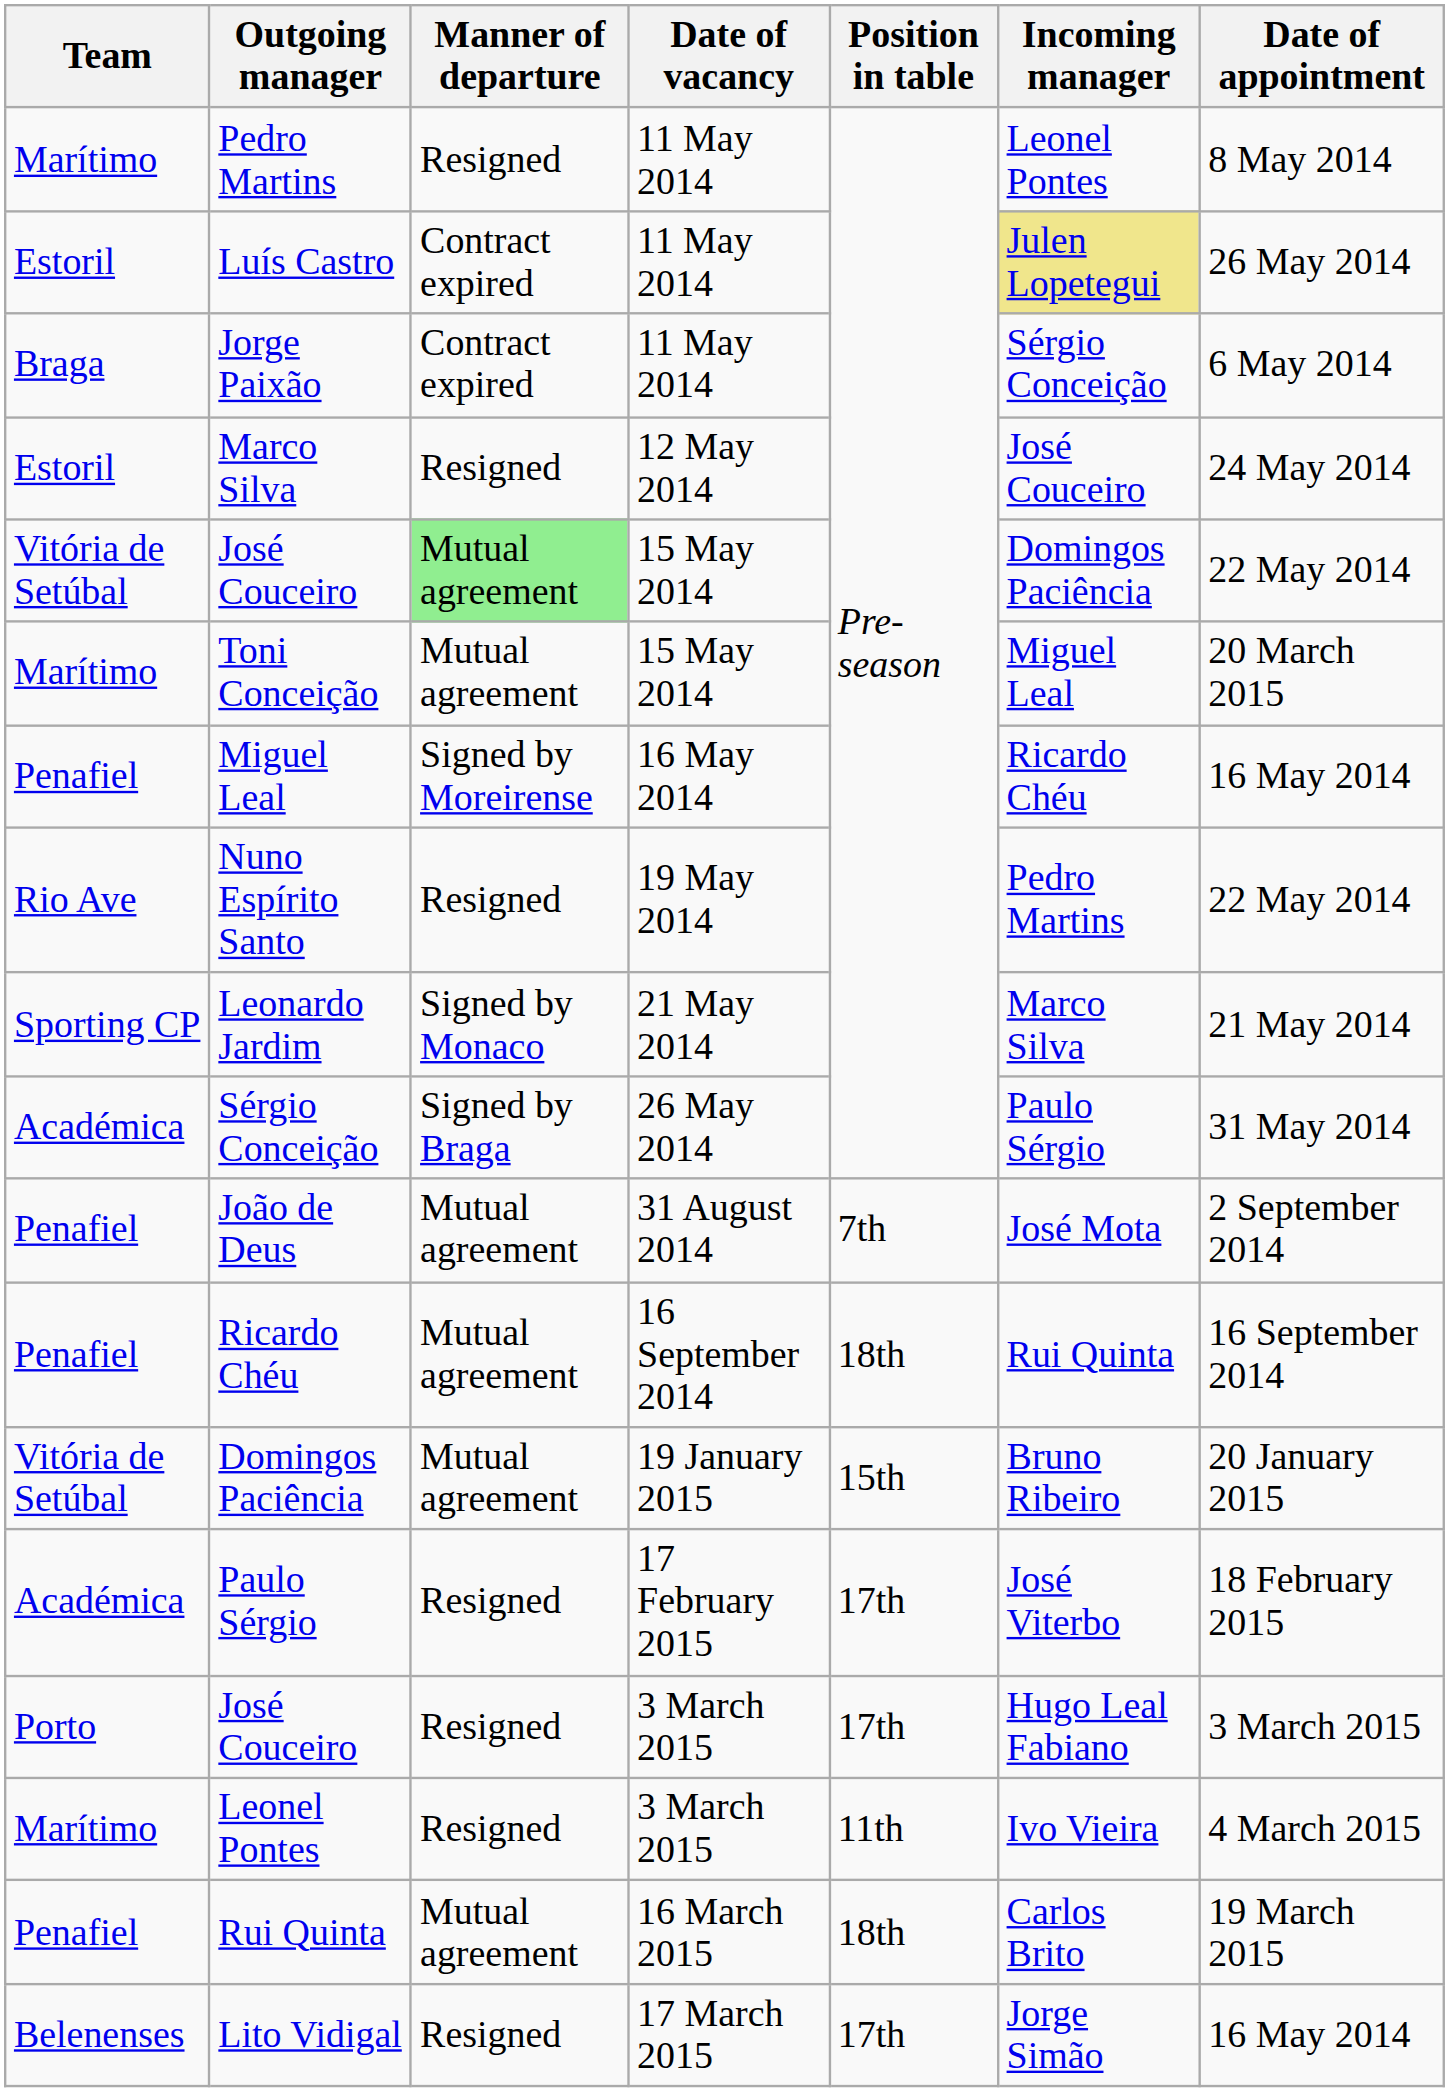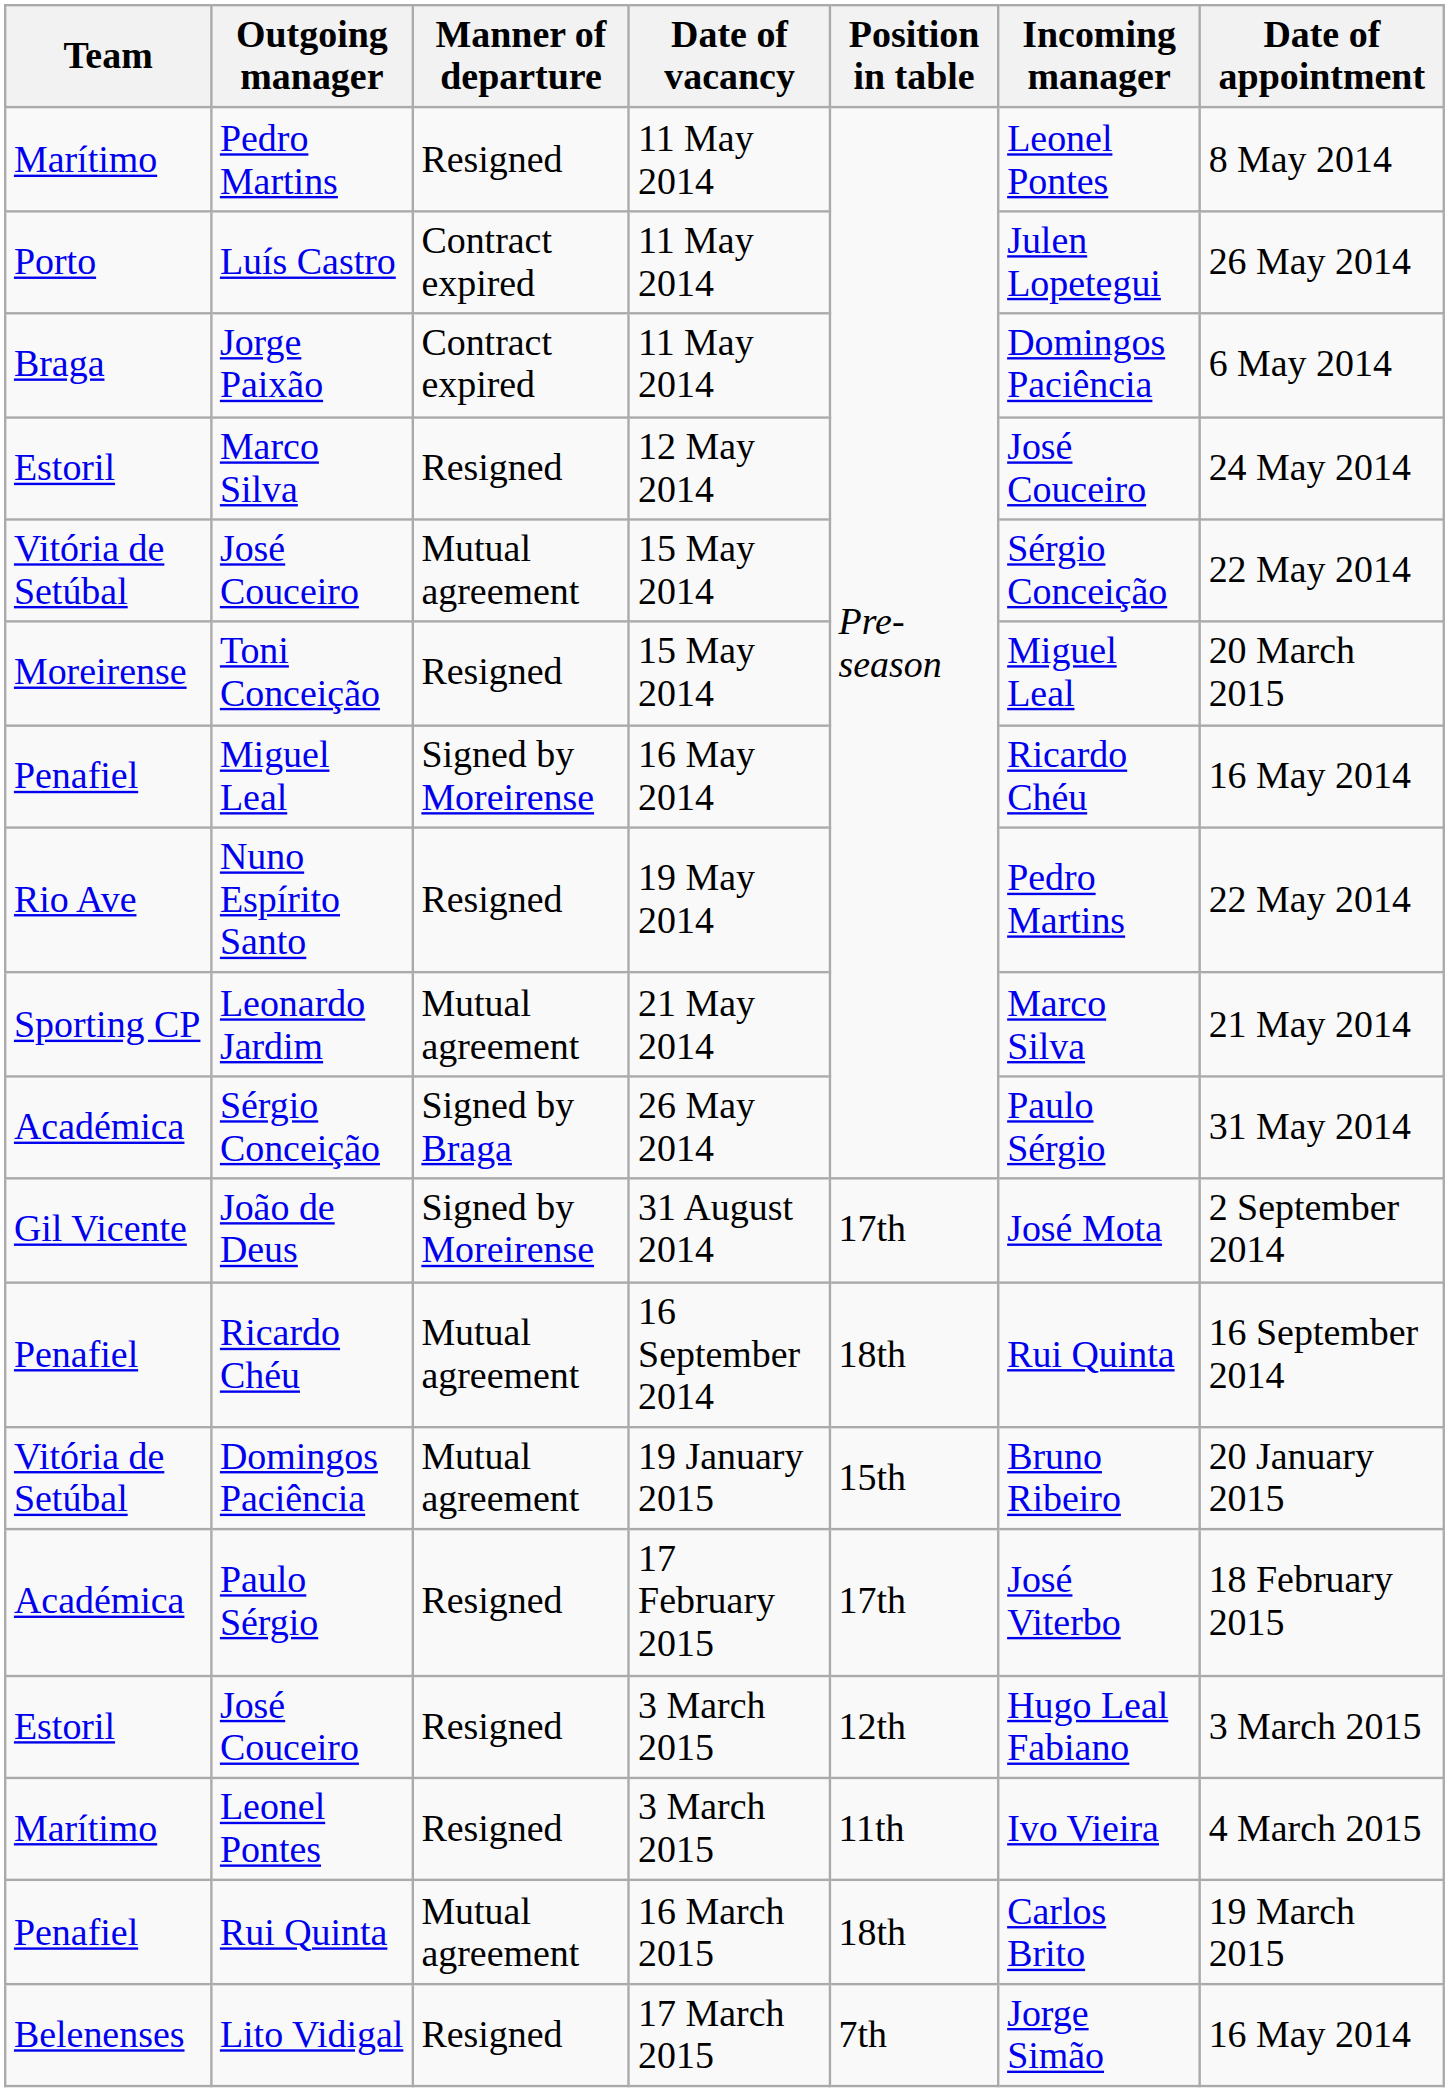(64, 261) Estoril -> (55, 261) Porto
(1083, 261) khaki background -> (1084, 261) no background
(1087, 364) Sérgio Conceição -> (1086, 364) Domingos Paciência
(499, 569) lightgreen background -> (500, 569) no background
(1086, 569) Domingos Paciência -> (1087, 569) Sérgio Conceição
(86, 672) Marítimo -> (100, 672) Moreirense
(499, 672) Mutual agreement -> (492, 672) Resigned
(496, 1023) Signed by Monaco -> (500, 1023) Mutual agreement
(76, 1229) Penafiel -> (100, 1229) Gil Vicente
(499, 1229) Mutual agreement -> (508, 1229) Signed by Moreirense
(862, 1229) 7th -> (872, 1229) 17th
(55, 1725) Porto -> (64, 1725) Estoril
(871, 1725) 17th -> (872, 1725) 12th
(871, 2034) 17th -> (863, 2034) 7th
